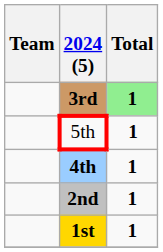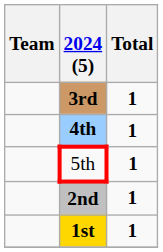(132, 98) lightgreen background -> (132, 98) no background
rows swapped: (83, 167) <-> (83, 132)
